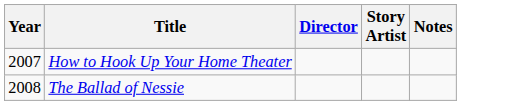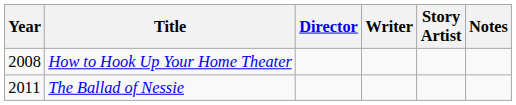+ column: (389, 26)
(25, 61) 2007 -> (25, 61) 2008
(25, 87) 2008 -> (24, 87) 2011
